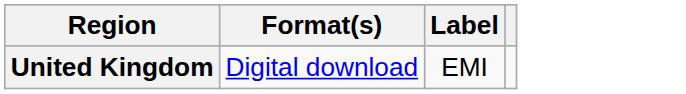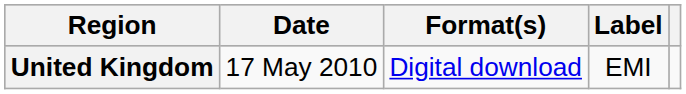+ column: (301, 25)
